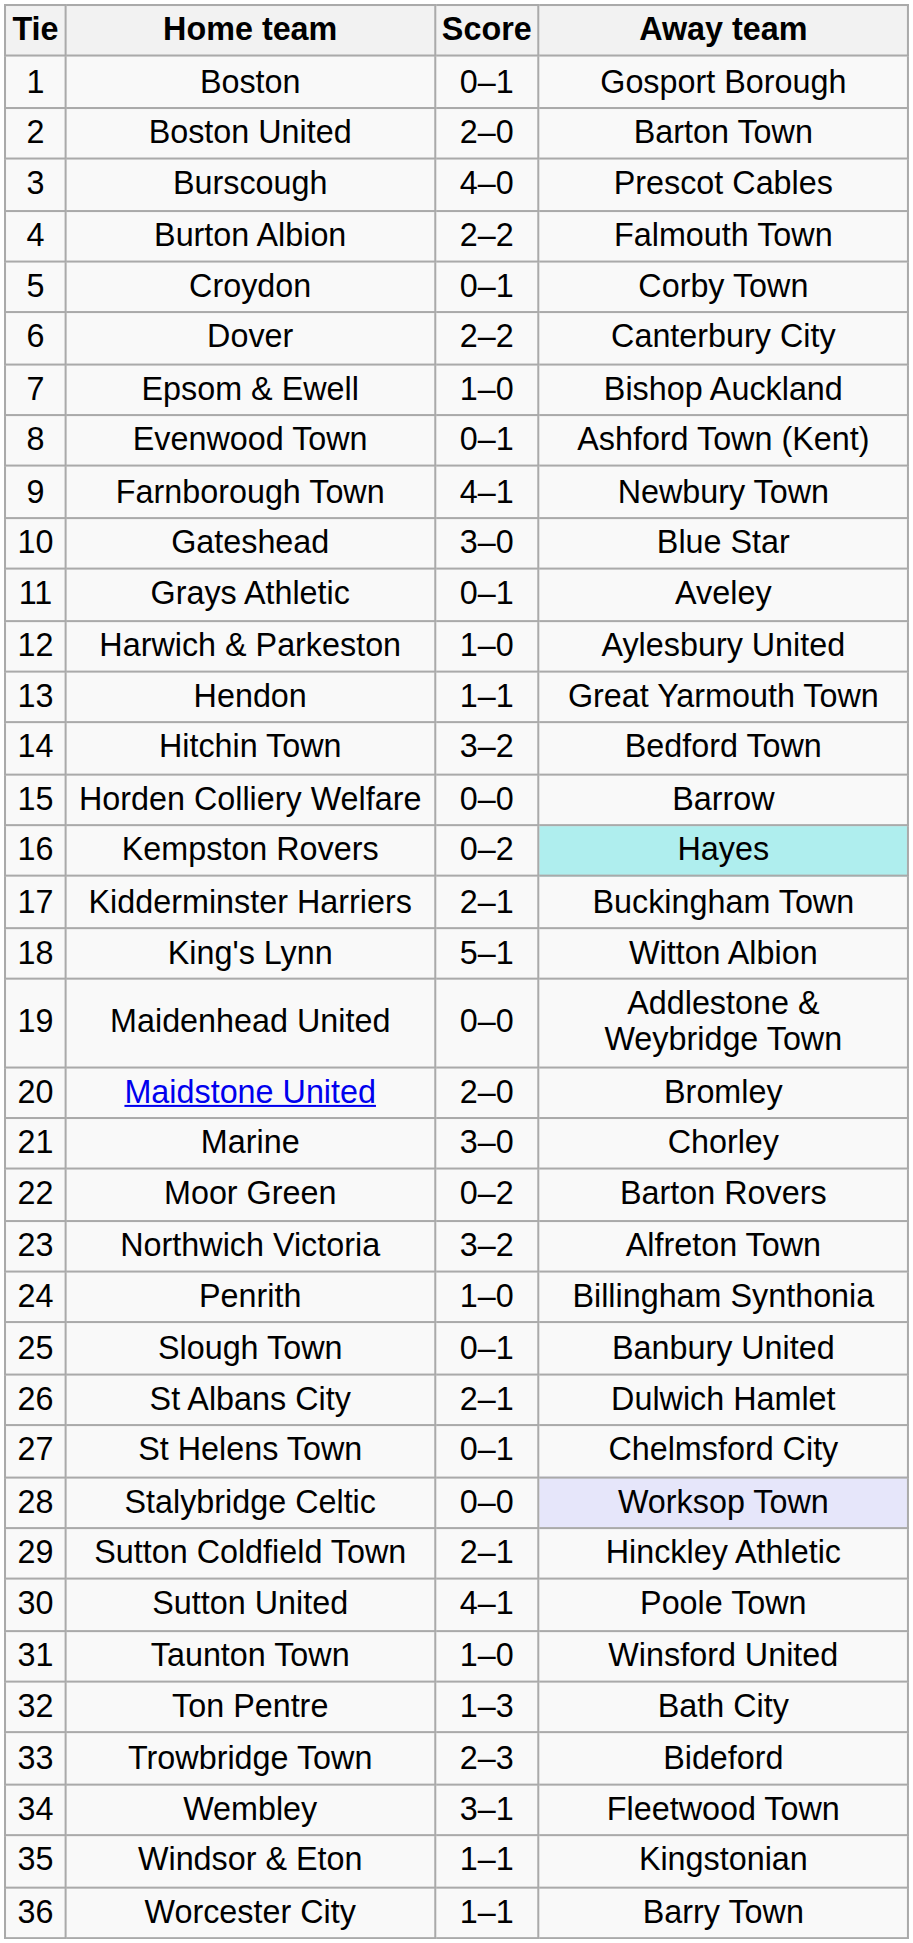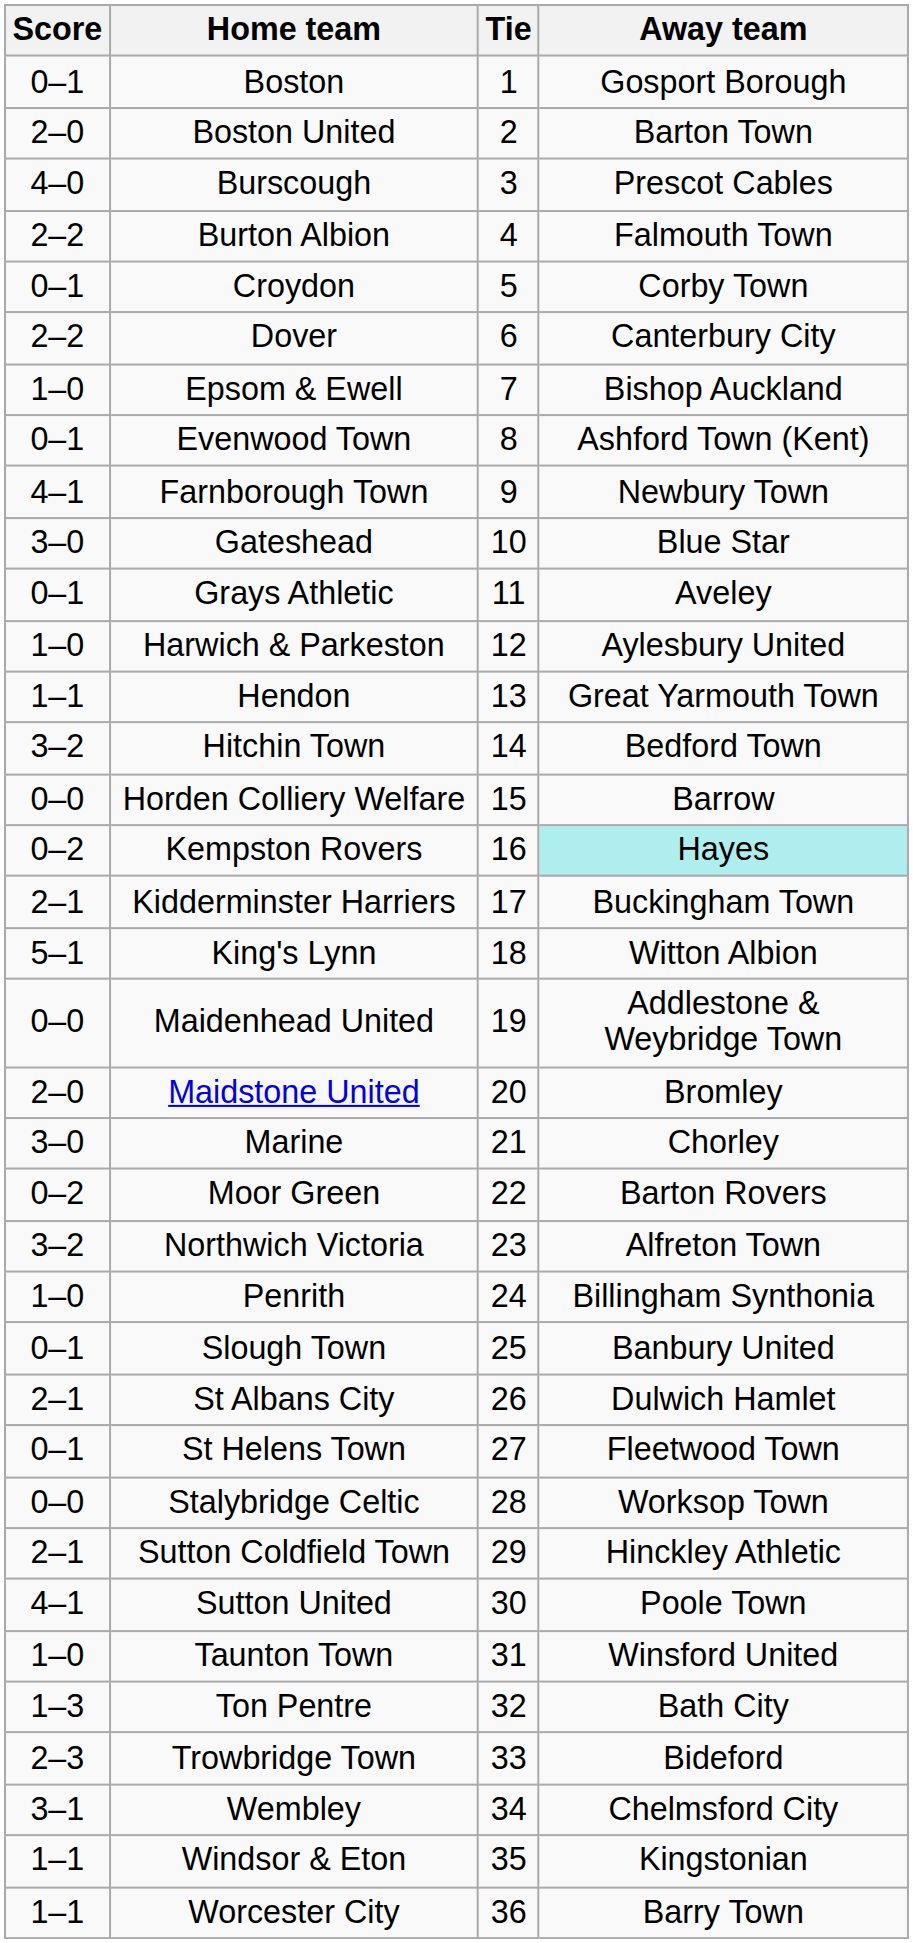columns swapped: (36, 30) <-> (487, 30)
(723, 1450) Chelmsford City -> (723, 1450) Fleetwood Town
(723, 1501) lavender background -> (723, 1501) no background
(723, 1809) Fleetwood Town -> (723, 1809) Chelmsford City
